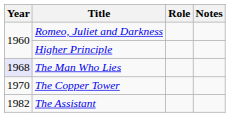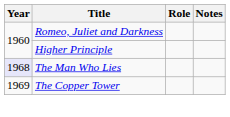(18, 85) 1970 -> (18, 85) 1969
- row: (65, 103)
